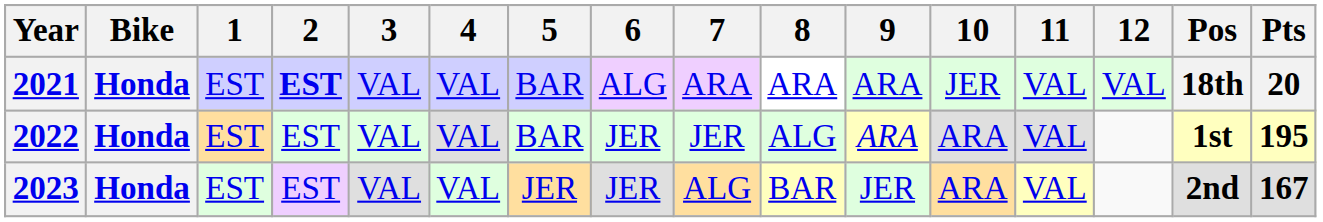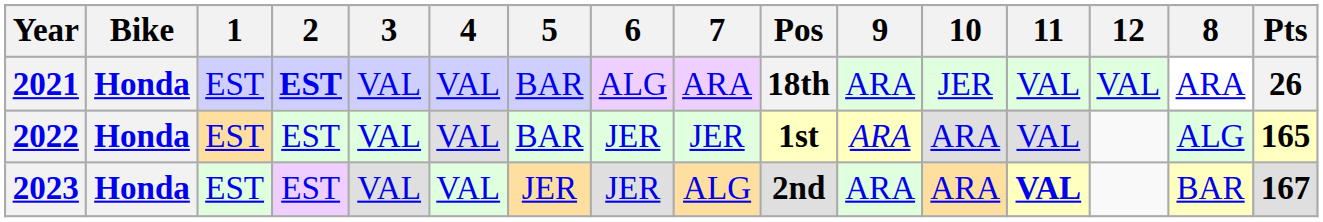columns swapped: (802, 30) <-> (1212, 30)
(1284, 83) 20 -> (1286, 83) 26
(1284, 135) 195 -> (1286, 135) 165
(887, 188) JER -> (880, 188) ARA
(1055, 188) normal -> (1048, 188) bold
